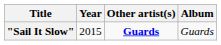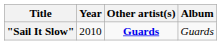(91, 31) 2015 -> (91, 31) 2010
